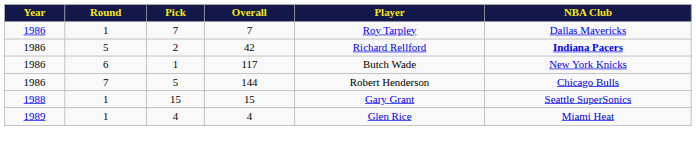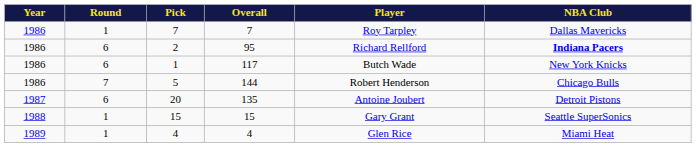(106, 47) 5 -> (106, 47) 6
(249, 47) 42 -> (249, 47) 95
+ row: (175, 99)
